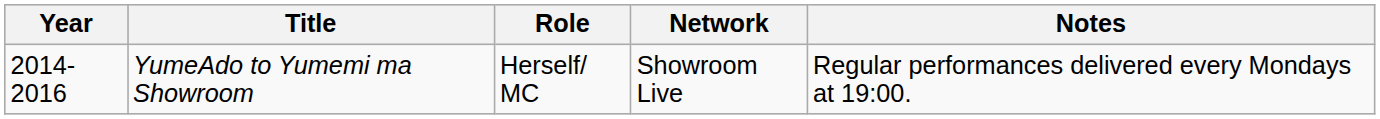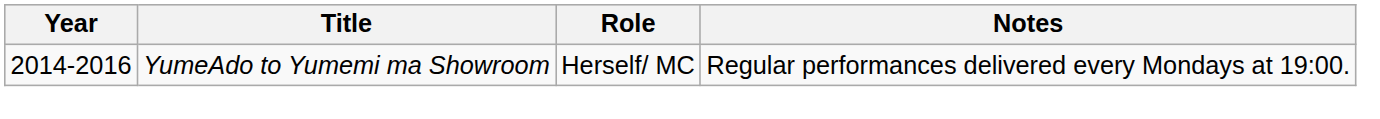- column: (719, 24)
